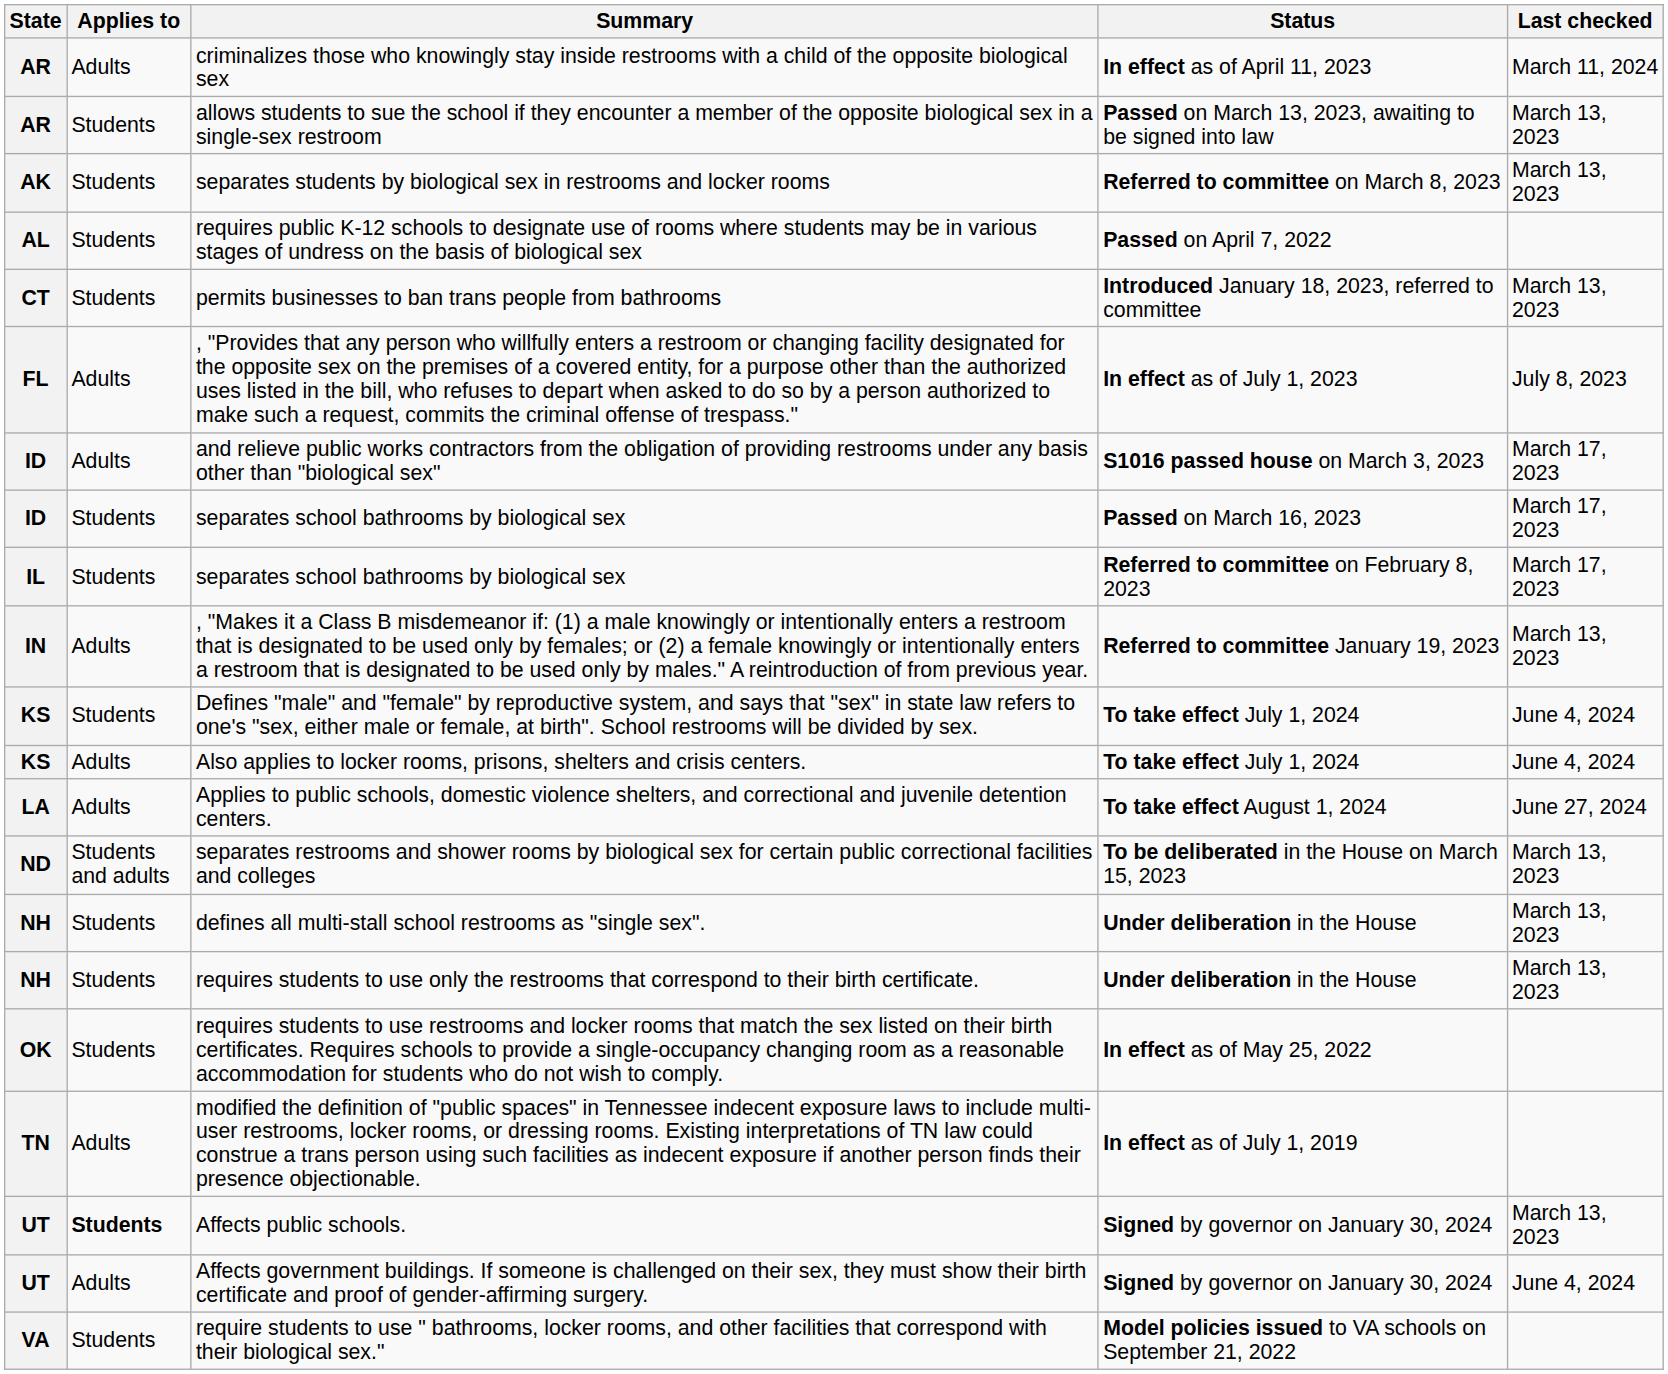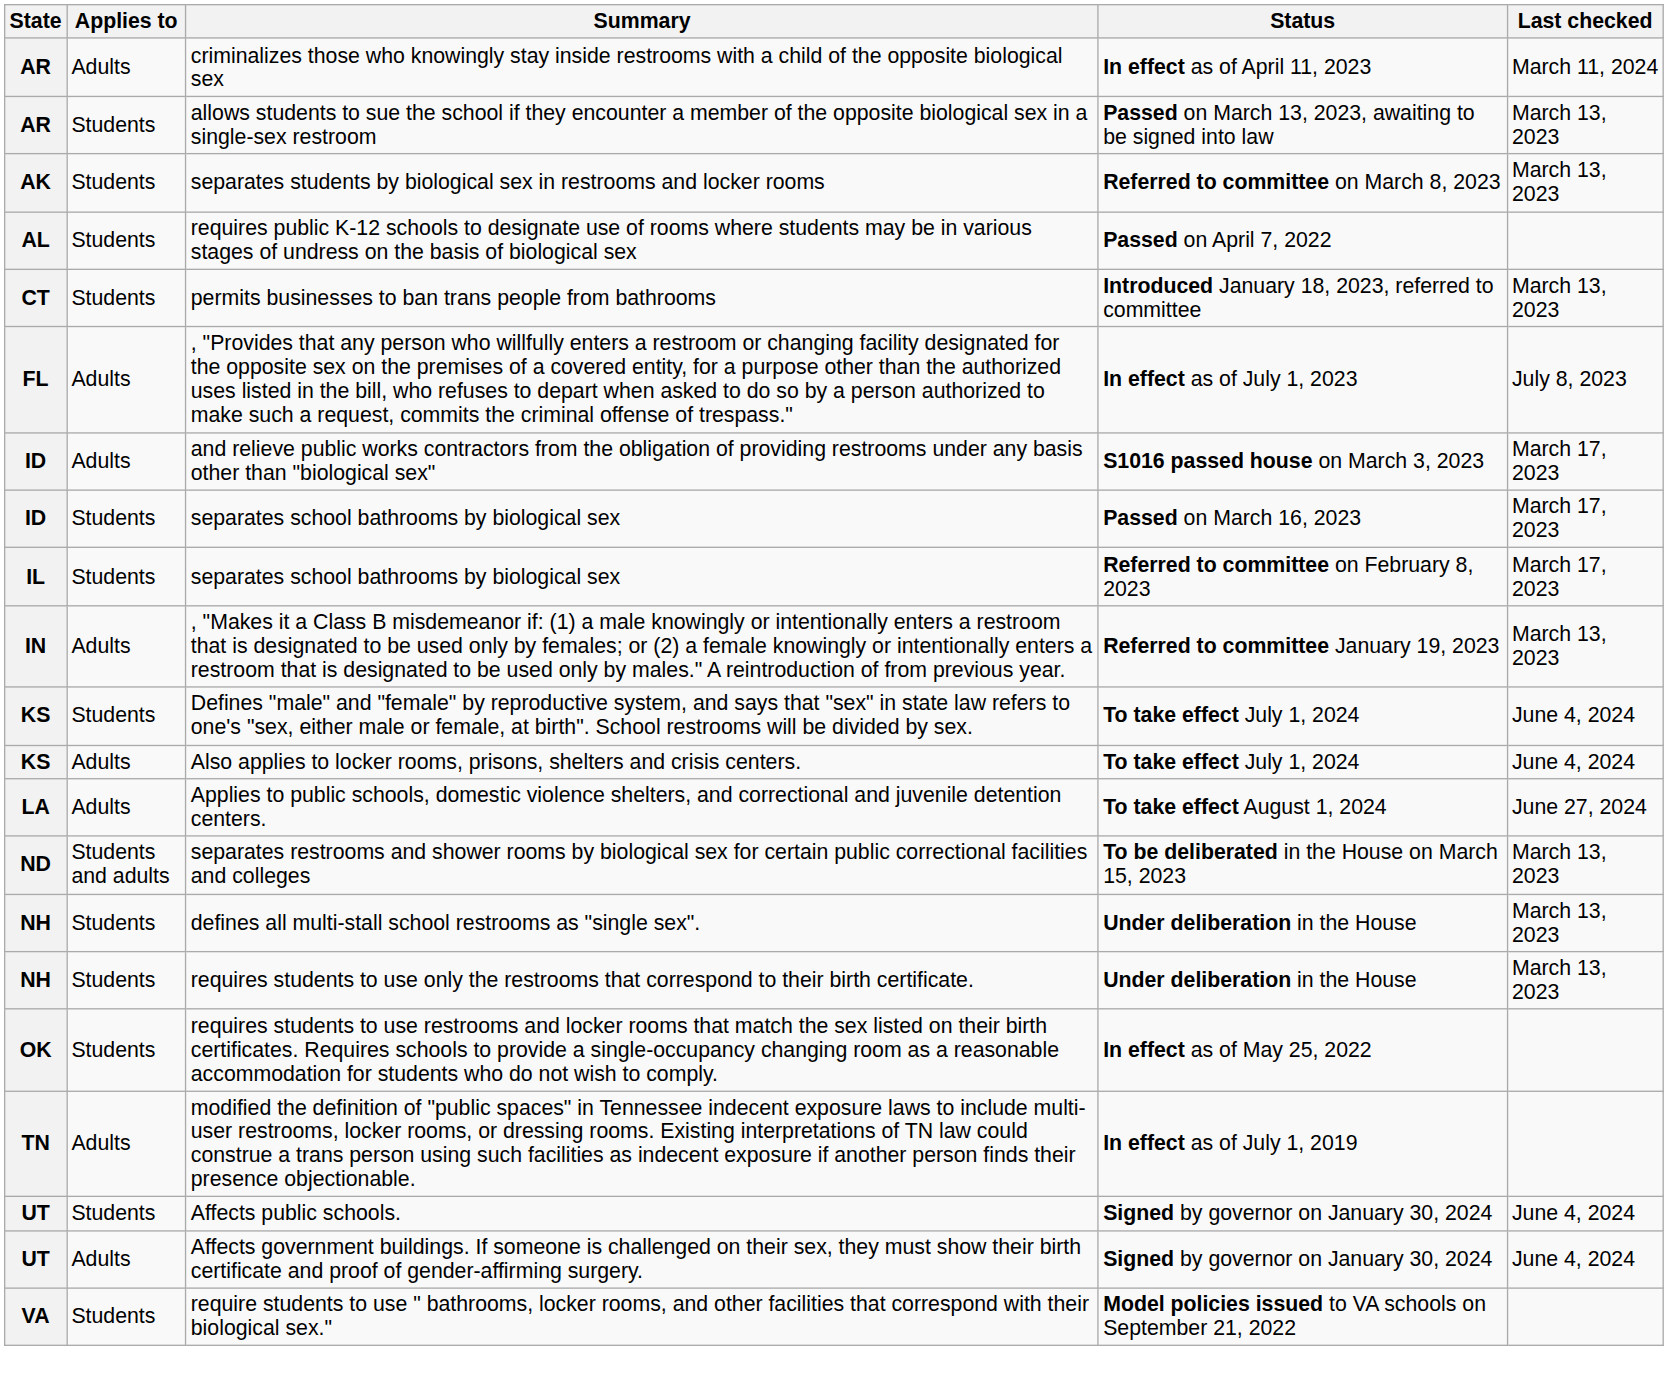(117, 1225) bold -> (113, 1213) normal
(1559, 1225) March 13, 2023 -> (1574, 1213) June 4, 2024
